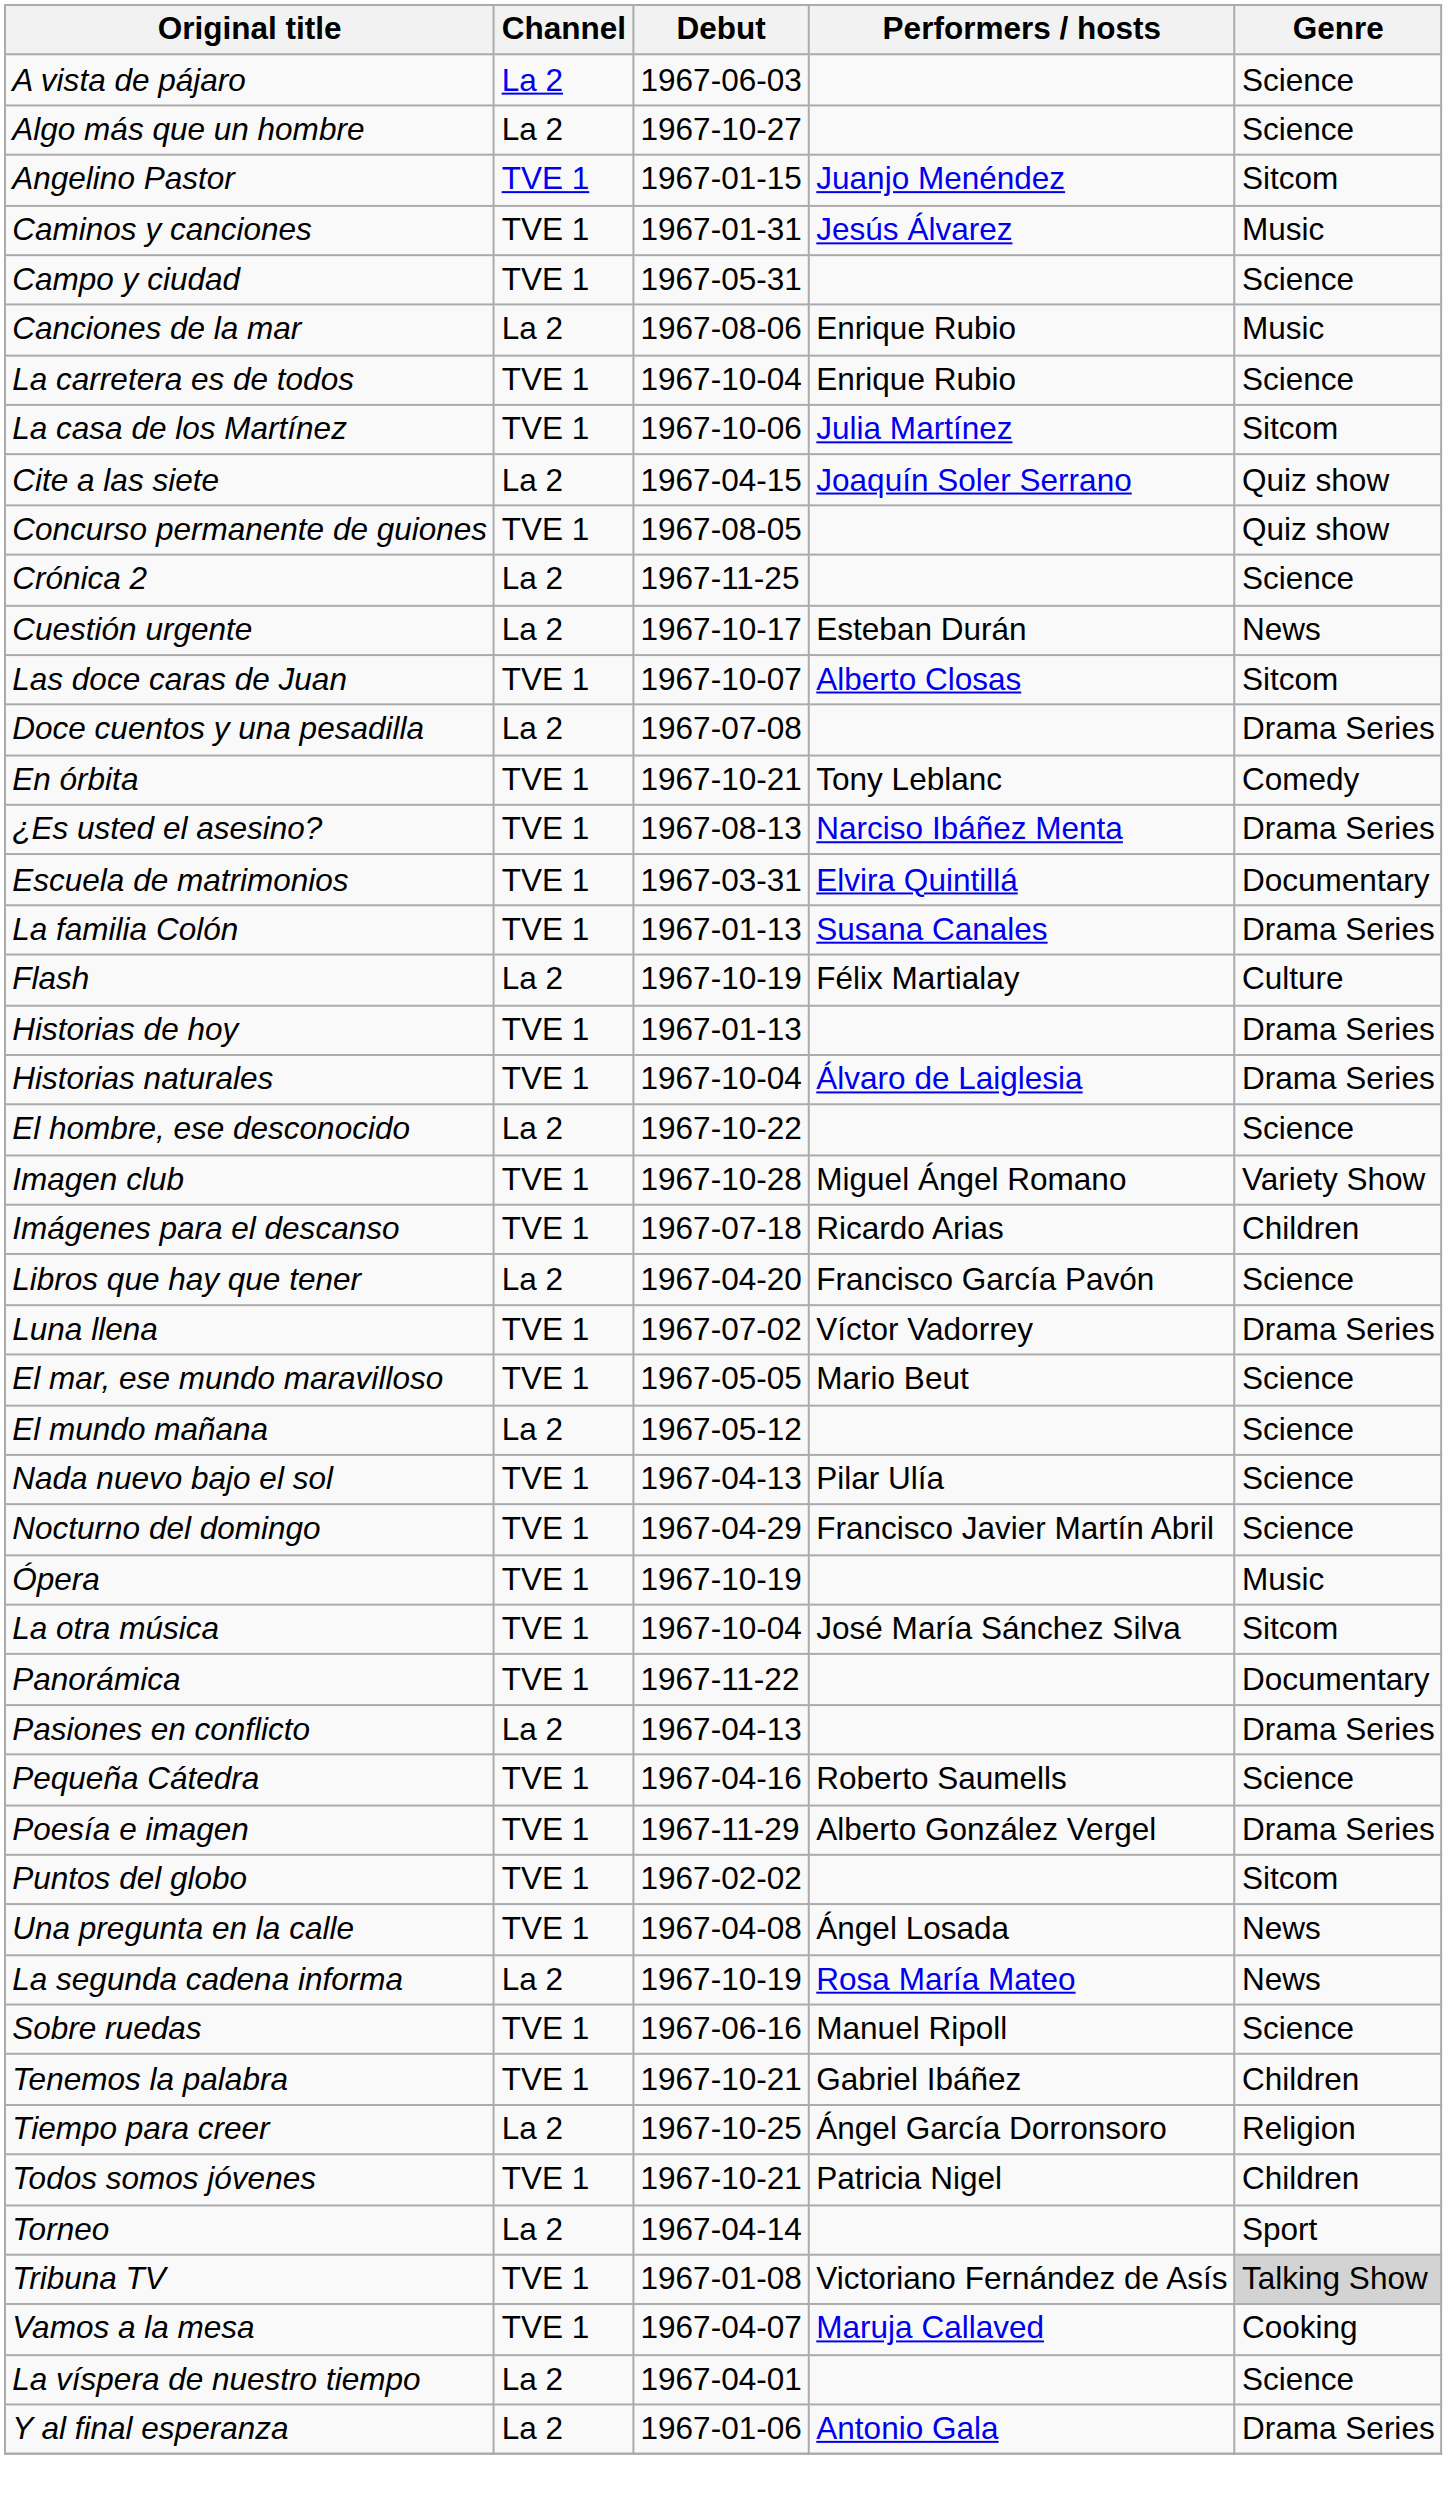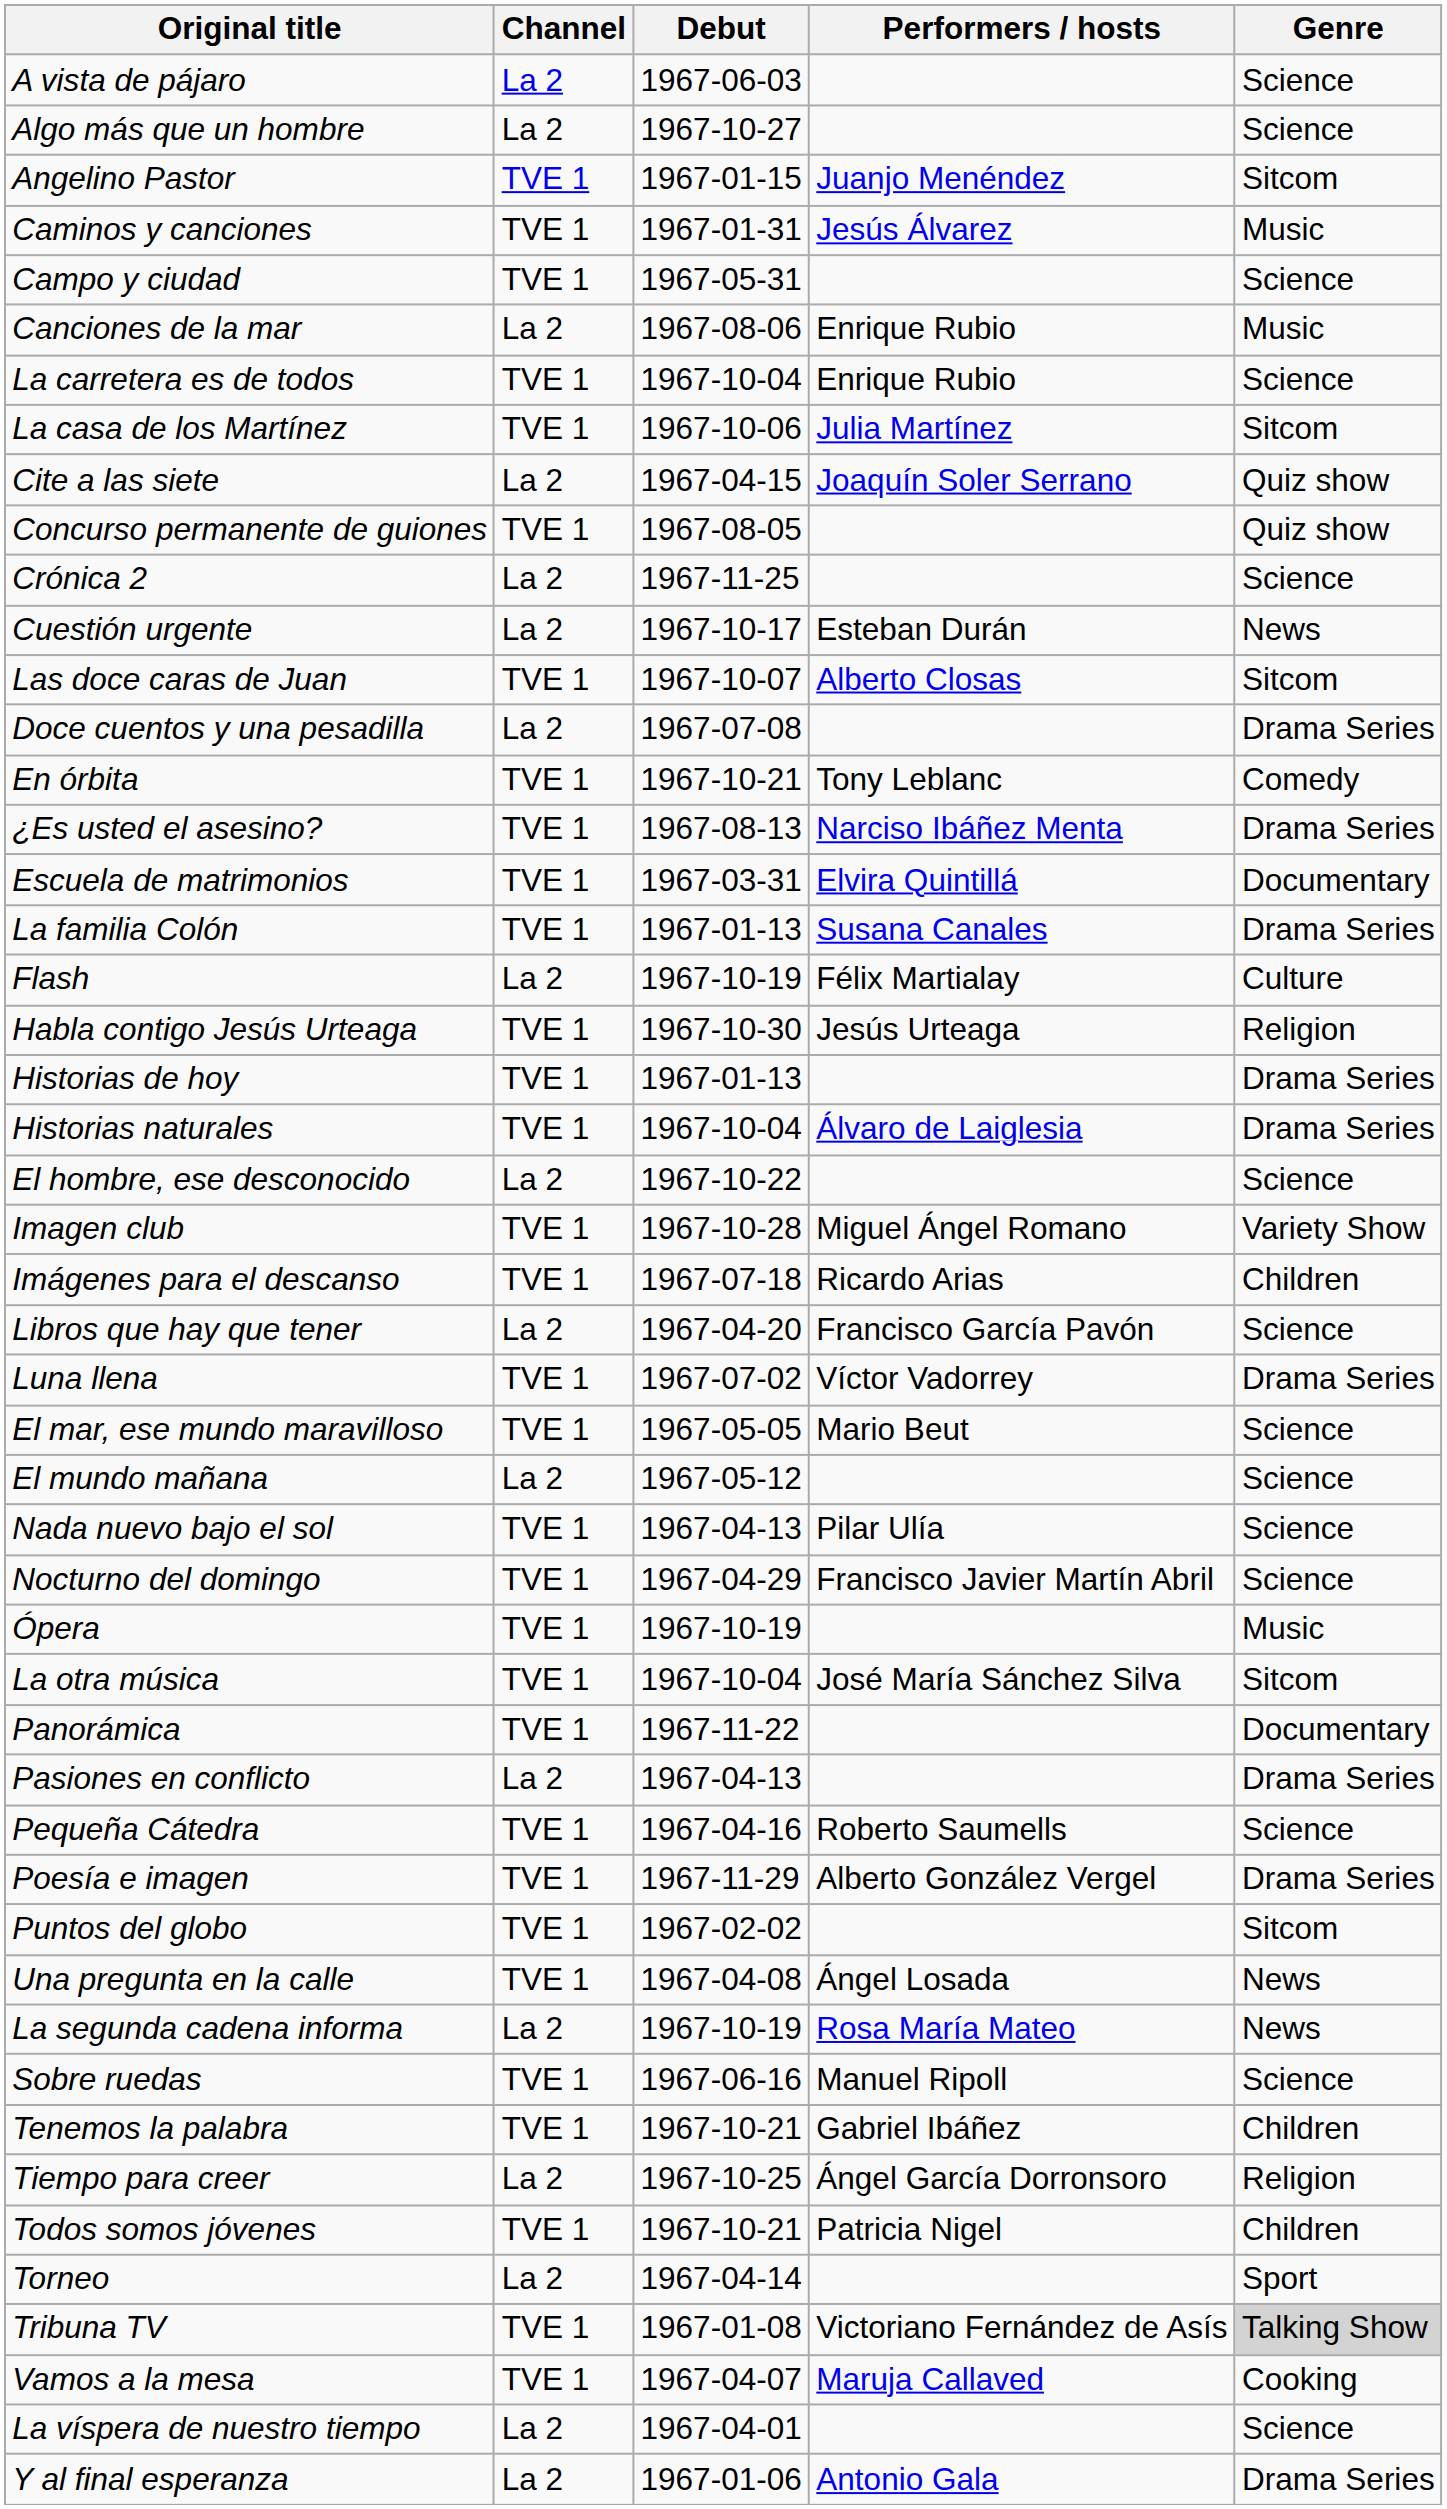+ row: (215, 1029)
